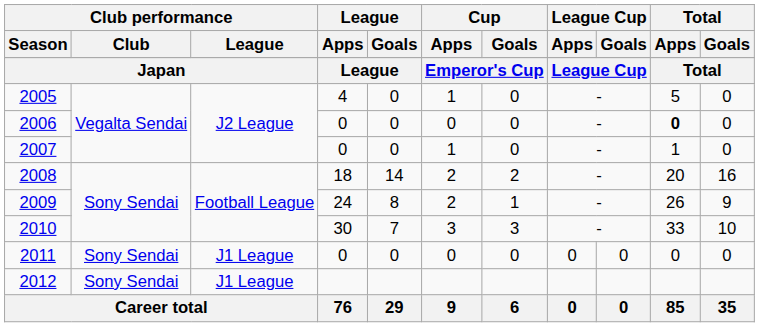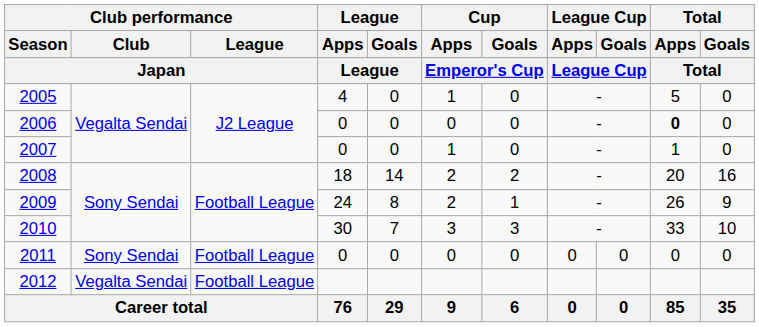(255, 255) J1 League -> (255, 255) Football League
(131, 281) Sony Sendai -> (131, 281) Vegalta Sendai
(255, 281) J1 League -> (255, 281) Football League
